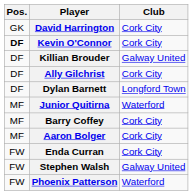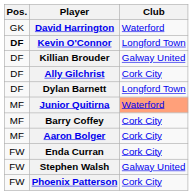(142, 27) Cork City -> (143, 27) Waterford
(142, 43) Cork City -> (154, 43) Longford Town
(143, 105) no background -> (143, 105) lightsalmon background
(143, 182) Waterford -> (142, 182) Cork City
